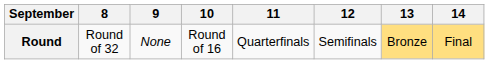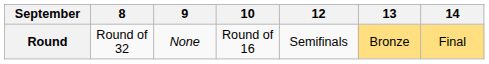- column: (273, 14)
